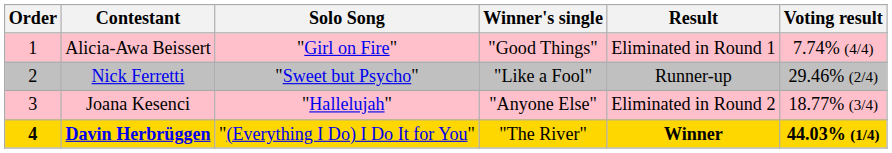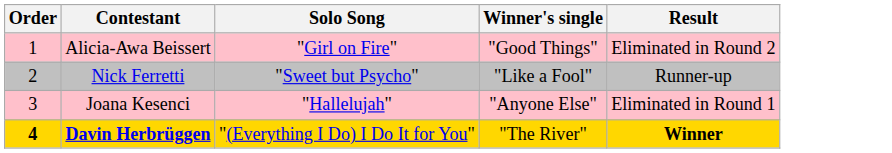- column: (833, 18)
(693, 47) Eliminated in Round 1 -> (693, 47) Eliminated in Round 2
(693, 104) Eliminated in Round 2 -> (693, 104) Eliminated in Round 1
